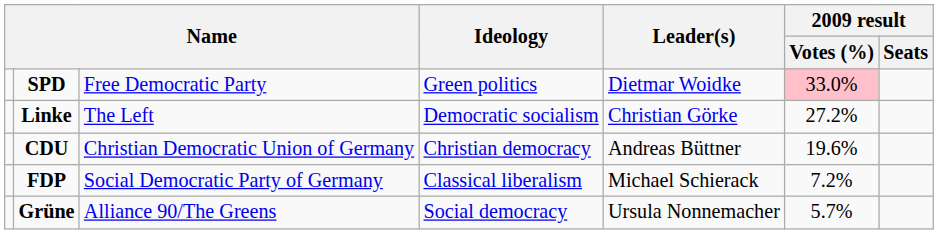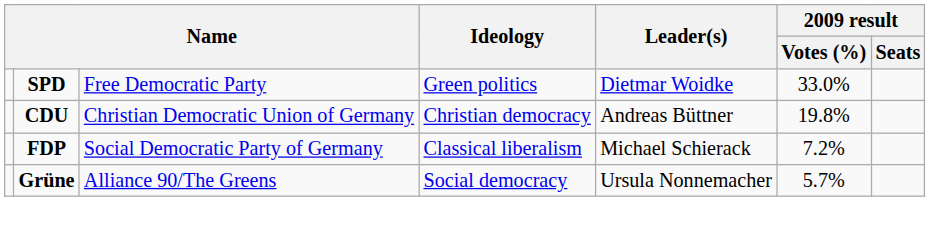(832, 84) pink background -> (824, 84) no background
- row: (47, 116)
(832, 148) 19.6% -> (824, 116) 19.8%
